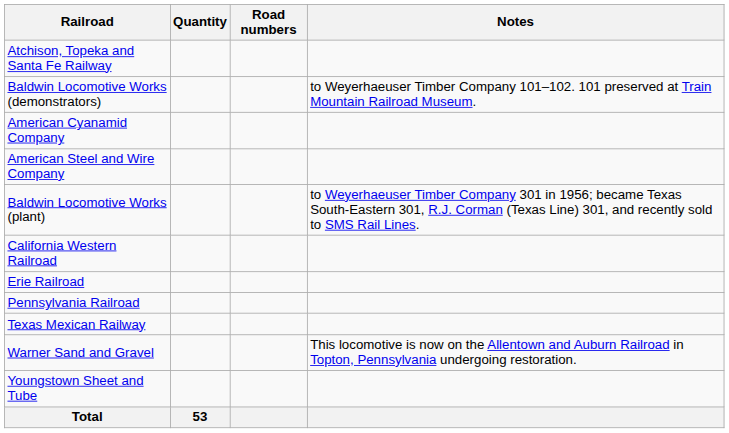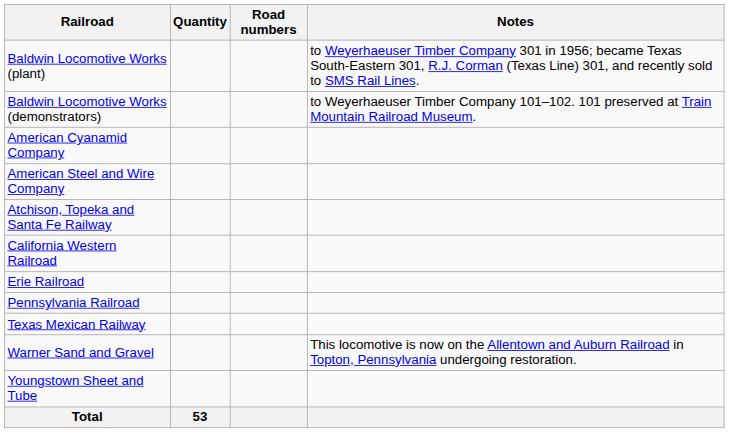rows swapped: (87, 209) <-> (71, 58)
